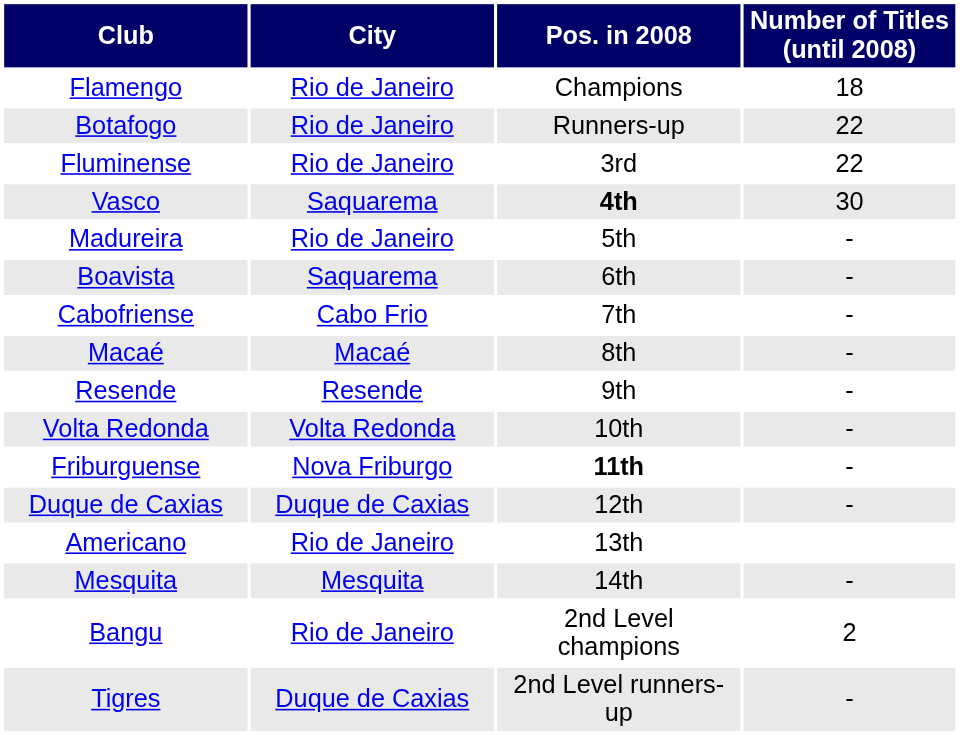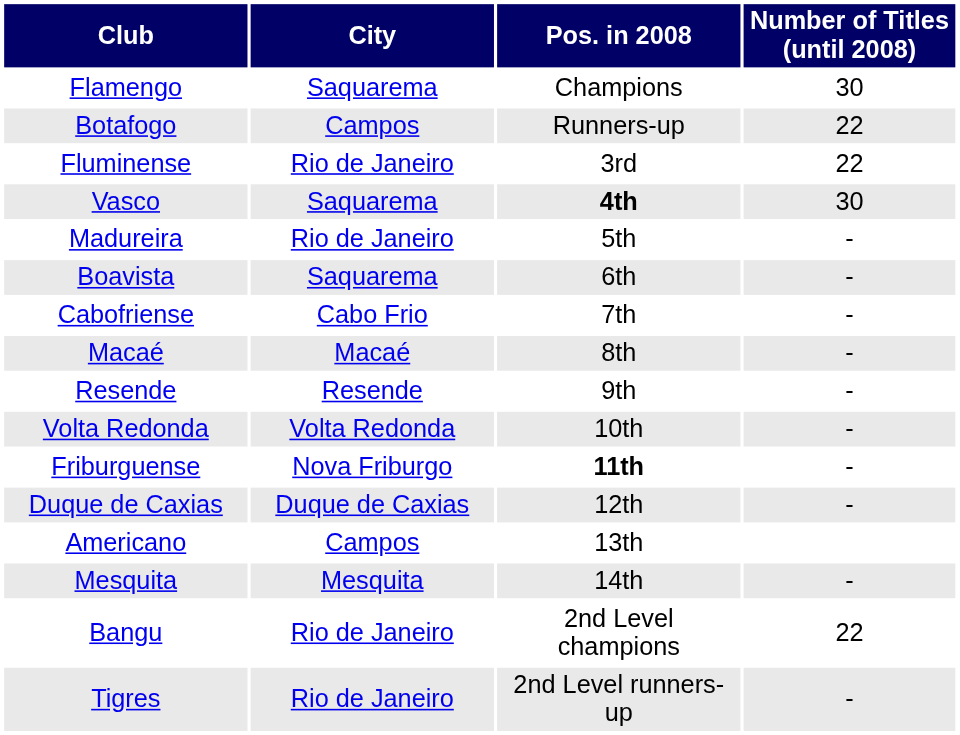(372, 87) Rio de Janeiro -> (372, 87) Saquarema
(849, 87) 18 -> (849, 87) 30
(372, 125) Rio de Janeiro -> (372, 125) Campos
(372, 542) Rio de Janeiro -> (372, 542) Campos
(849, 632) 2 -> (849, 632) 22
(372, 699) Duque de Caxias -> (372, 699) Rio de Janeiro
